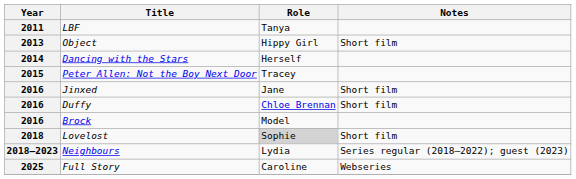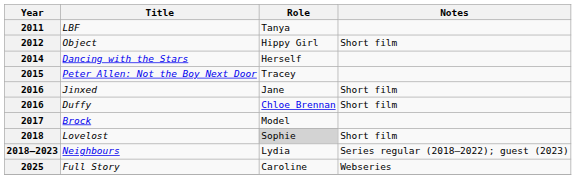(32, 43) 2013 -> (32, 43) 2012
(32, 120) 2016 -> (32, 120) 2017
